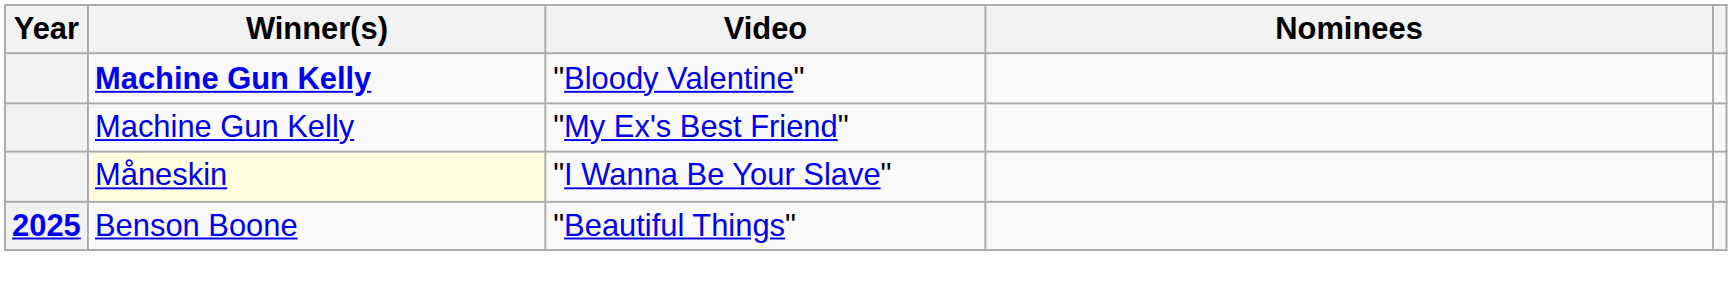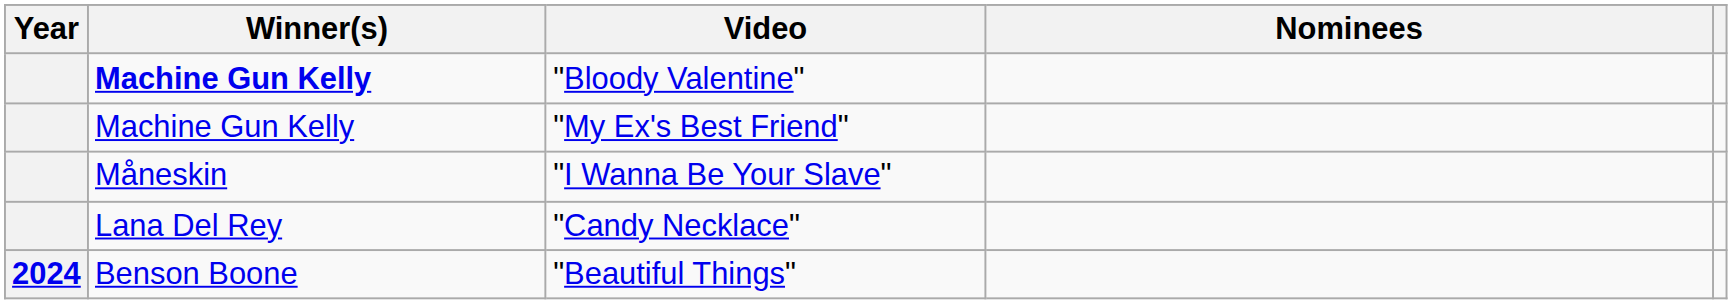(161, 175) lightyellow background -> (161, 175) no background
+ row: (677, 224)
(46, 224) 2025 -> (46, 273) 2024
